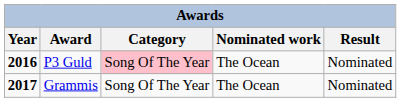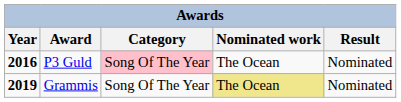(22, 85) 2017 -> (22, 85) 2019
(248, 85) no background -> (248, 85) khaki background
